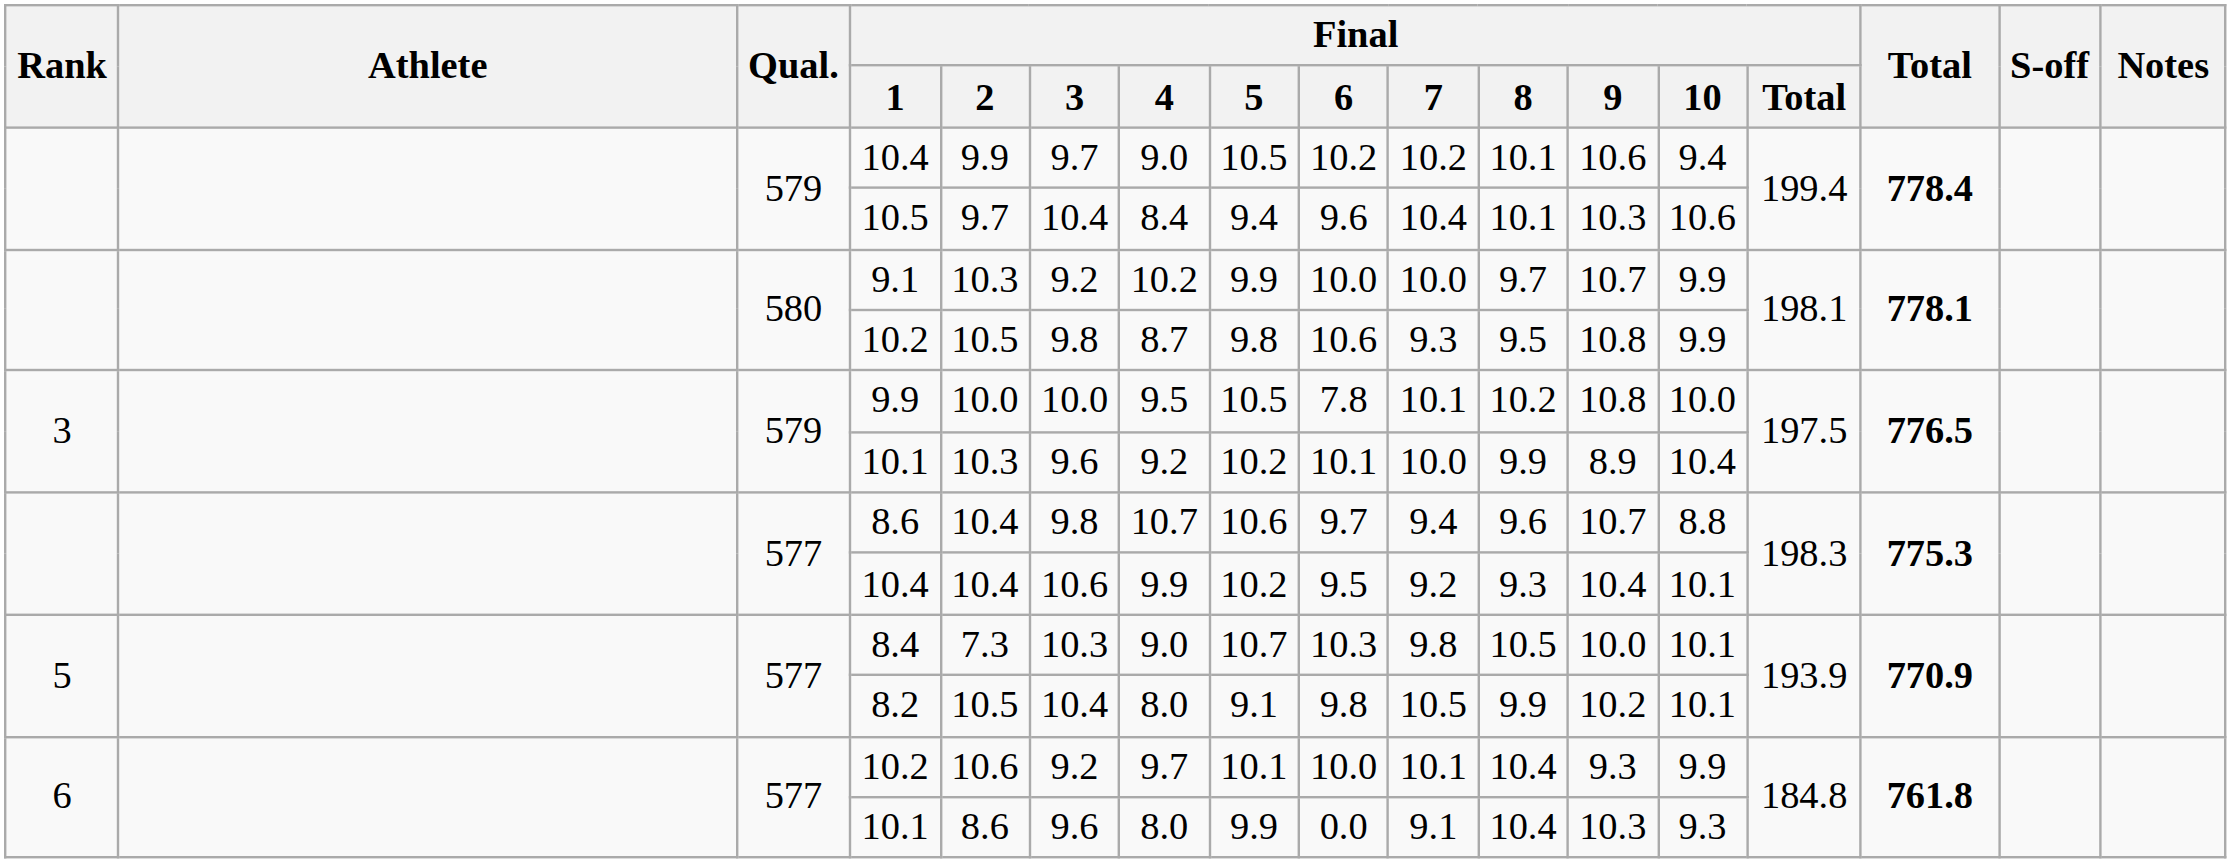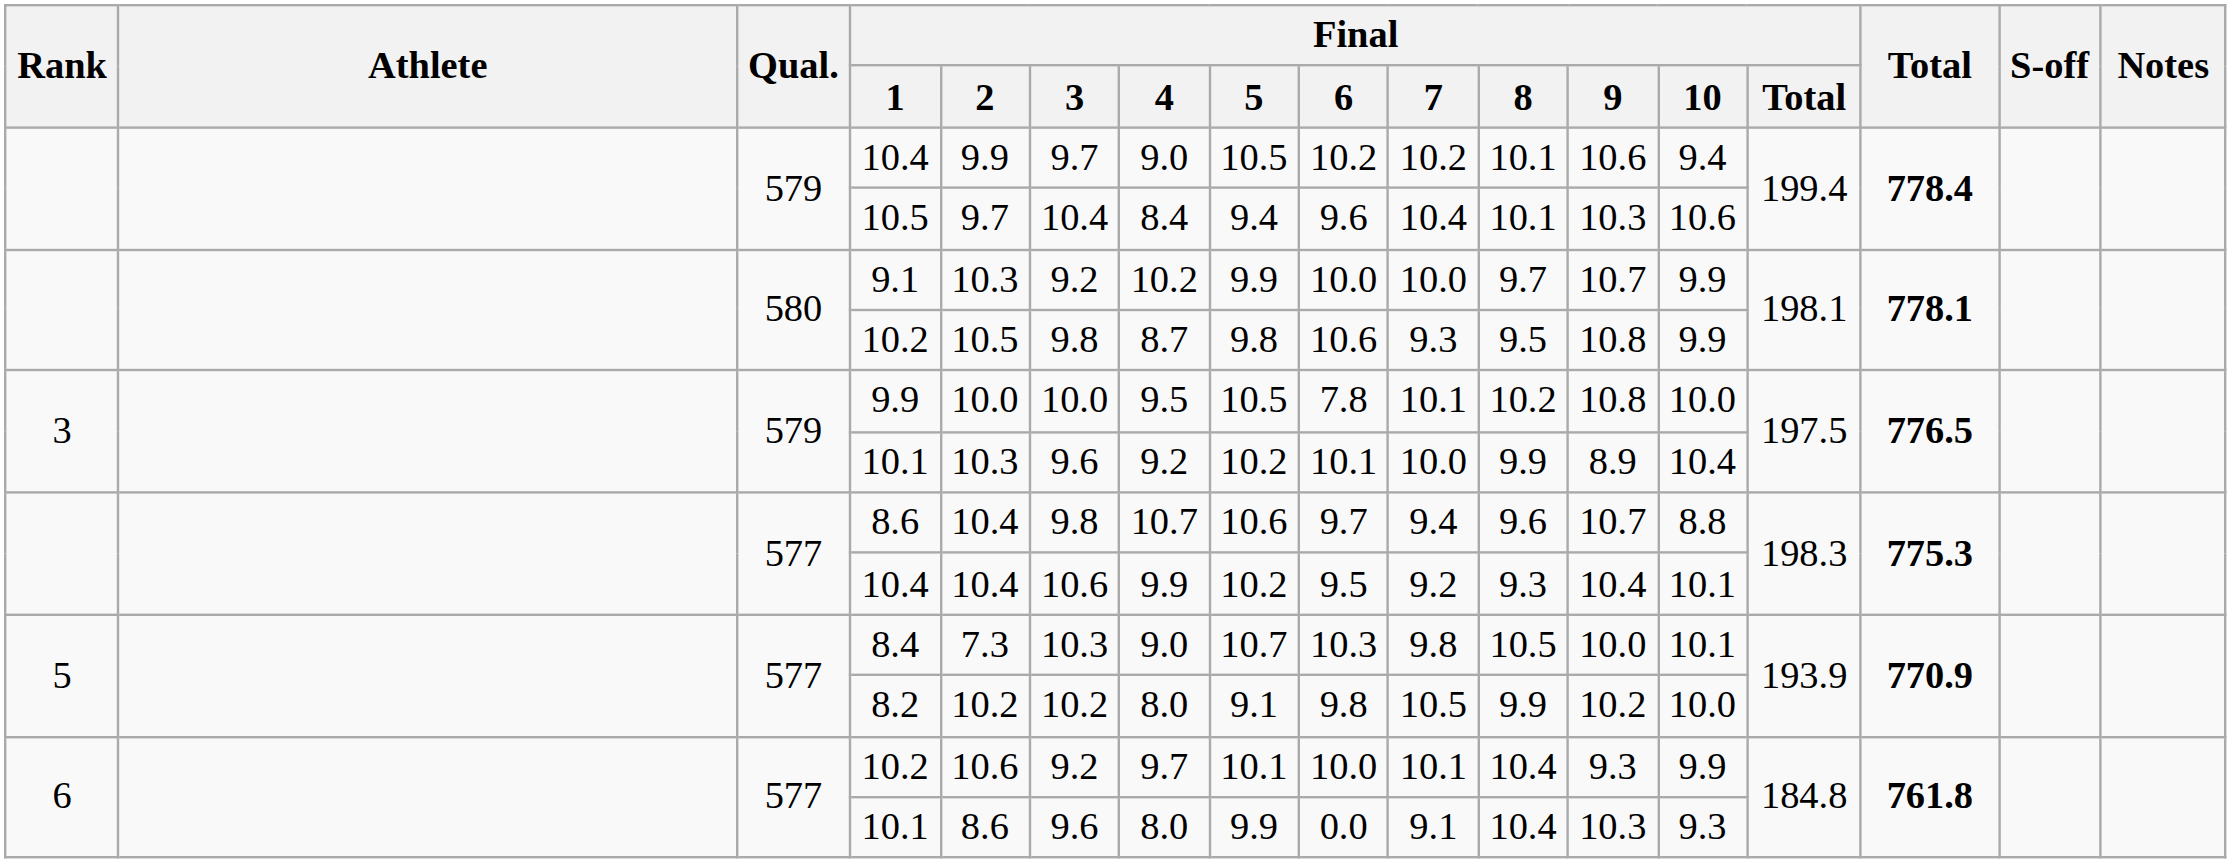(985, 704) 10.5 -> (985, 704) 10.2
(1075, 704) 10.4 -> (1075, 704) 10.2
(1702, 704) 10.1 -> (1702, 704) 10.0
